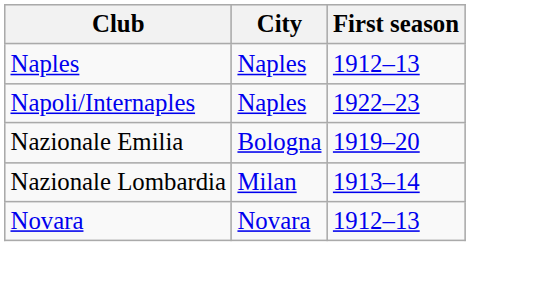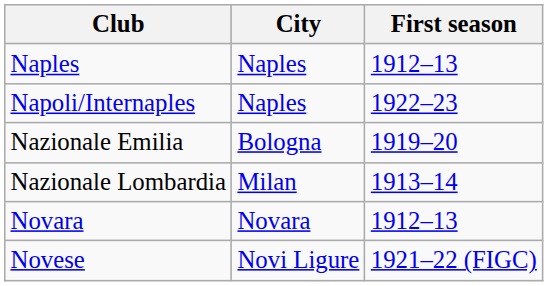+ row: (48, 260)
